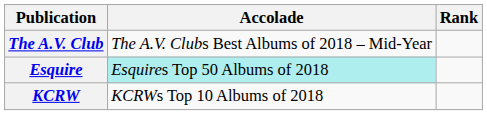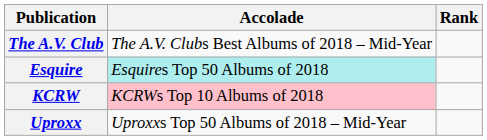(217, 95) no background -> (217, 95) pink background
+ row: (56, 122)
